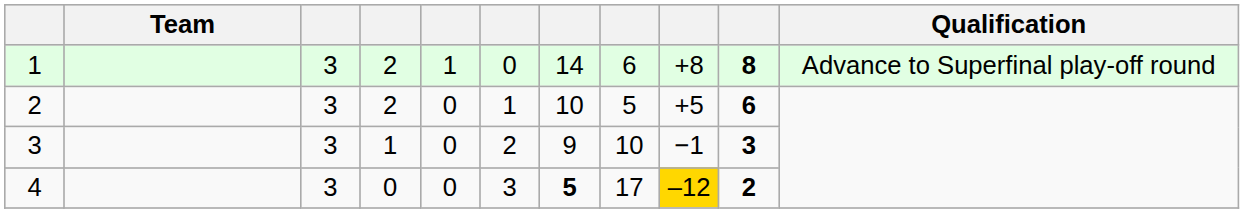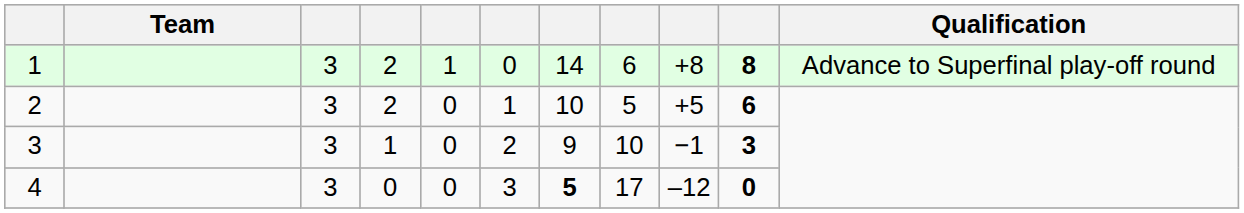(689, 187) gold background -> (689, 187) no background
(749, 187) 2 -> (749, 187) 0
